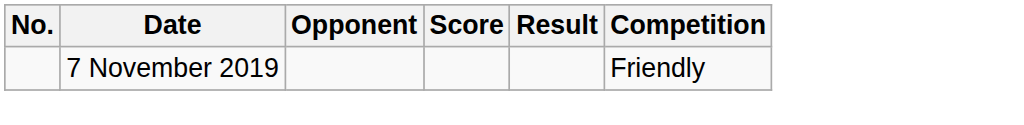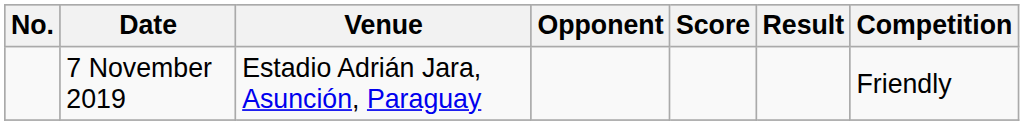+ column: (384, 25)
